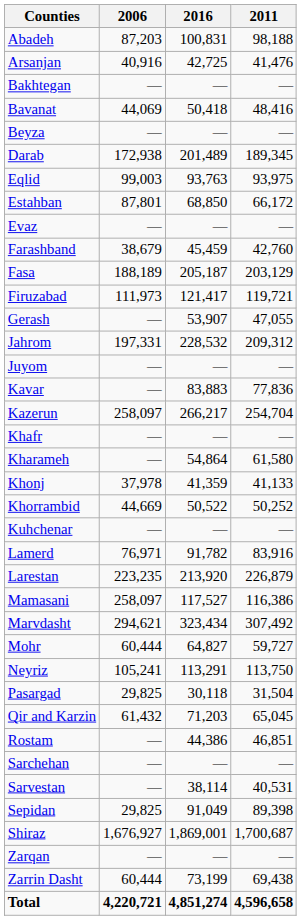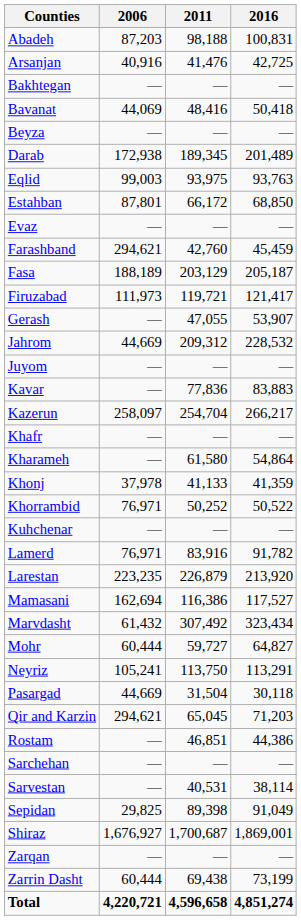columns swapped: (264, 16) <-> (198, 16)
(142, 249) 38,679 -> (138, 249) 294,621
(138, 343) 197,331 -> (142, 343) 44,669
(142, 506) 44,669 -> (142, 506) 76,971
(138, 599) 258,097 -> (138, 599) 162,694
(138, 623) 294,621 -> (142, 623) 61,432
(142, 693) 29,825 -> (142, 693) 44,669
(142, 716) 61,432 -> (138, 716) 294,621
